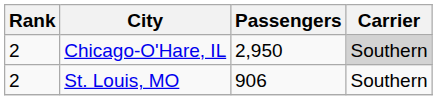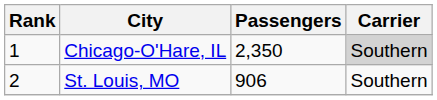(14, 50) 2 -> (14, 50) 1
(259, 50) 2,950 -> (259, 50) 2,350
